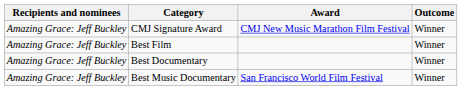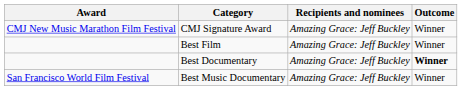columns swapped: (325, 12) <-> (67, 12)
(430, 61) normal -> (431, 61) bold
